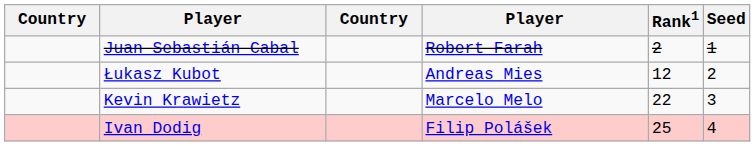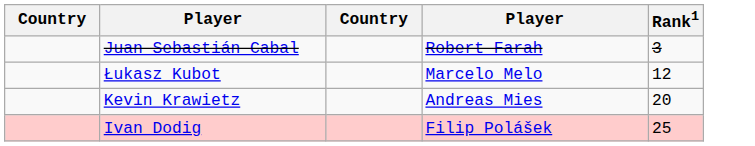- column: (726, 20)
(657, 49) 2 -> (657, 49) 3
(484, 75) Andreas Mies -> (484, 75) Marcelo Melo
(484, 101) Marcelo Melo -> (484, 101) Andreas Mies
(662, 101) 22 -> (662, 101) 20
